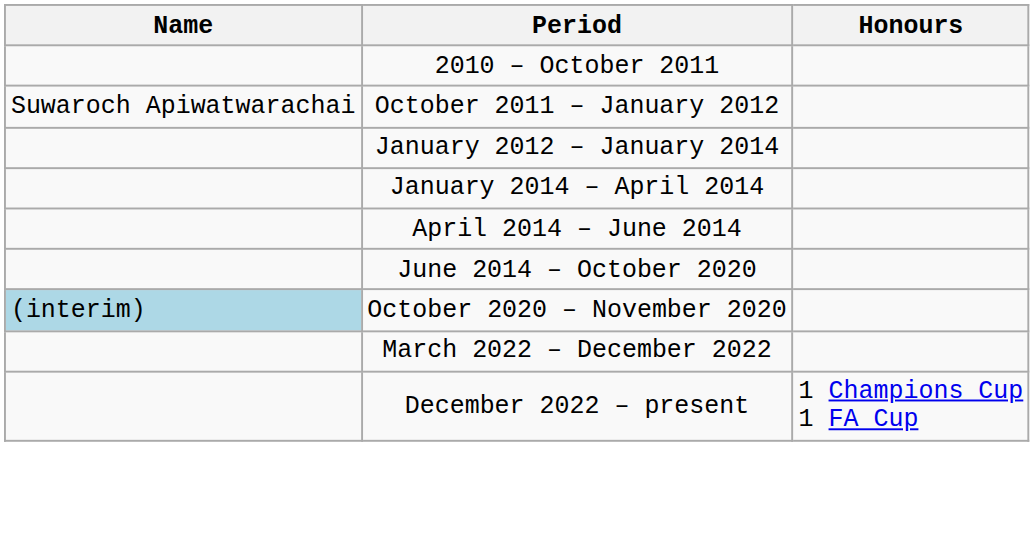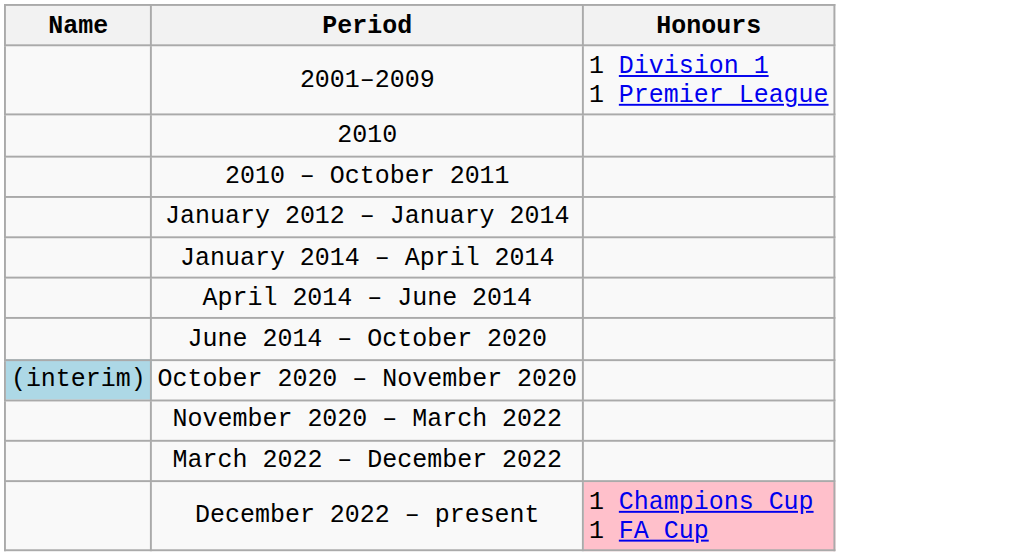+ row: (367, 80)
+ row: (367, 135)
- row: (577, 107)
+ row: (367, 420)
(911, 406) no background -> (701, 516) pink background
